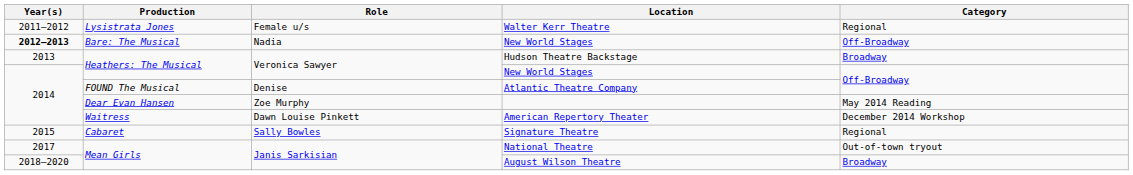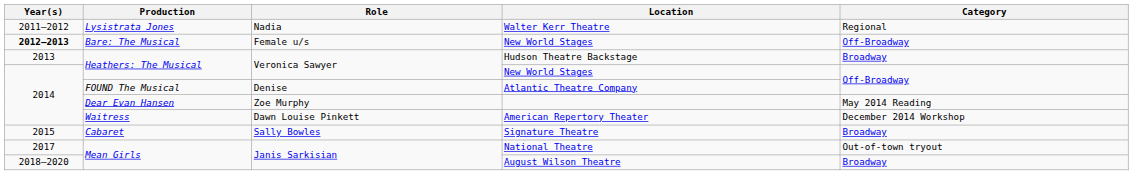(282, 27) Female u/s -> (268, 27) Nadia
(268, 42) Nadia -> (282, 42) Female u/s
(865, 132) Regional -> (865, 132) Broadway
